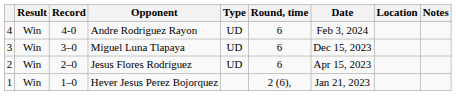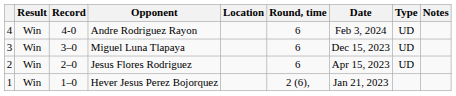columns swapped: (234, 13) <-> (397, 13)
